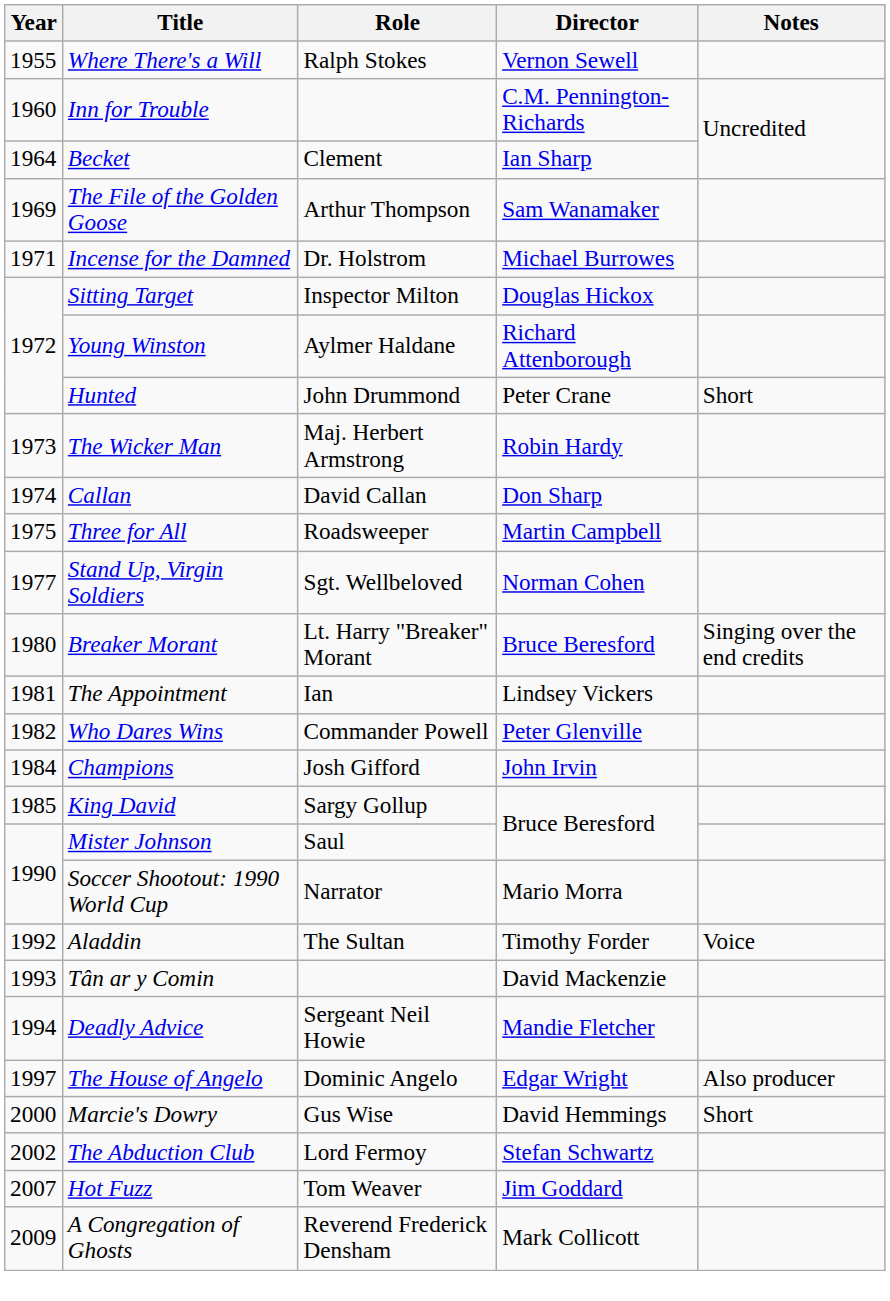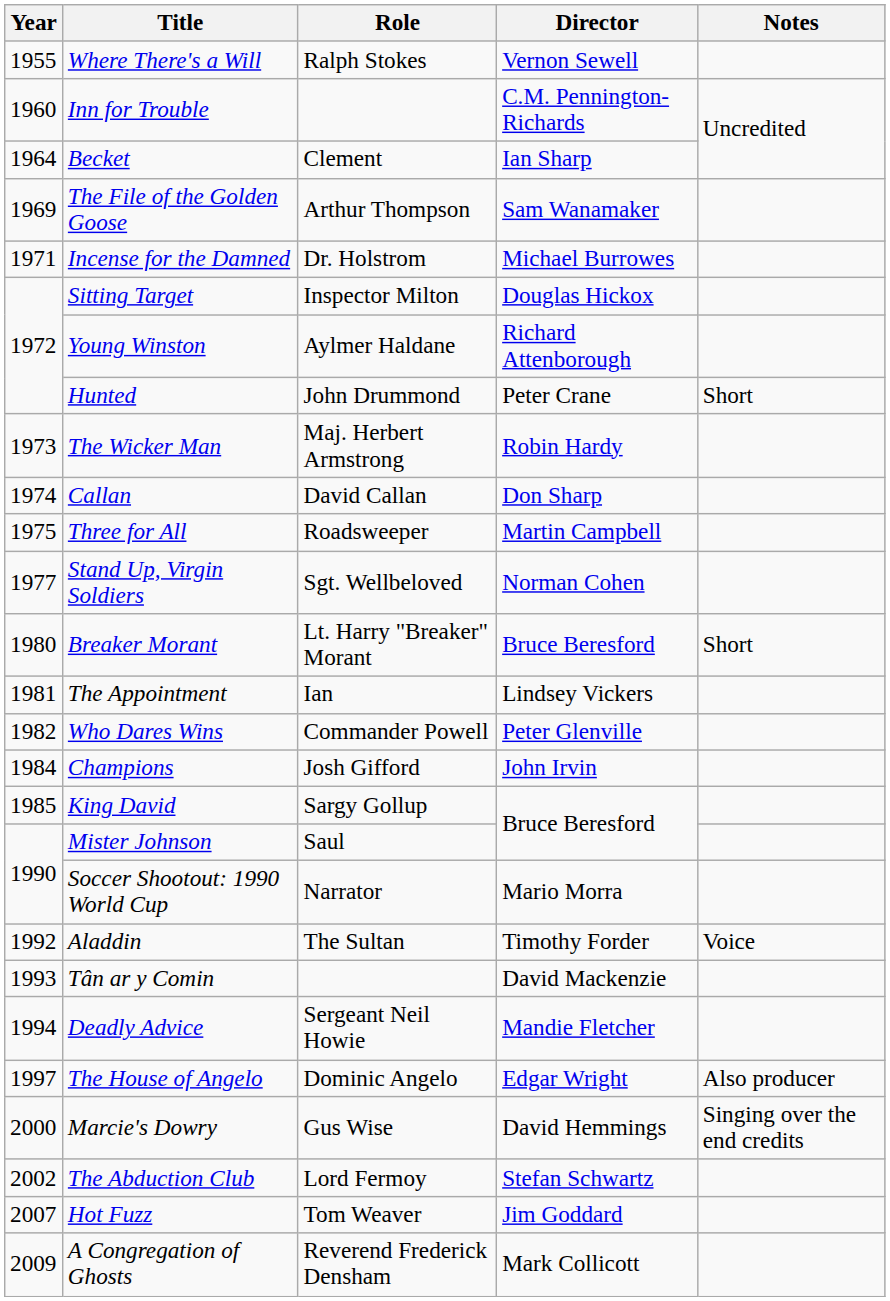(779, 644) Singing over the end credits -> (728, 644) Short
(728, 1114) Short -> (779, 1127) Singing over the end credits
